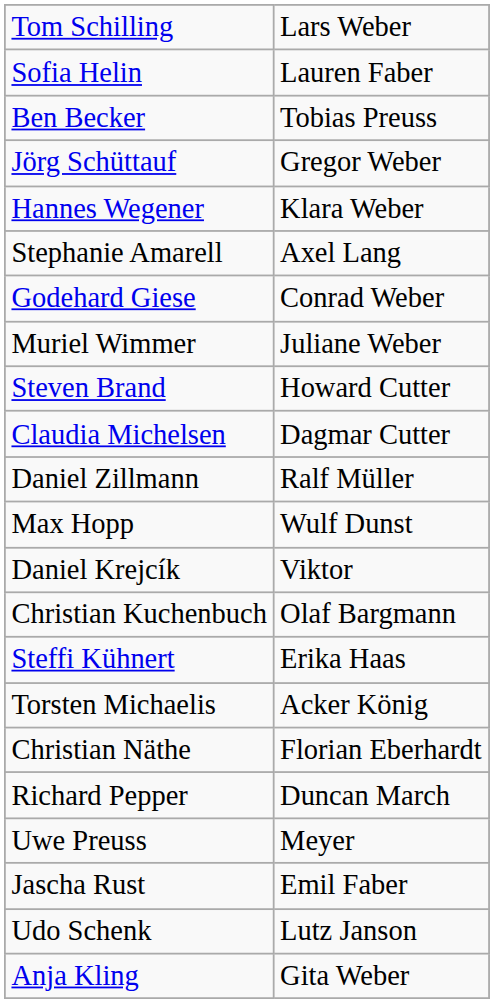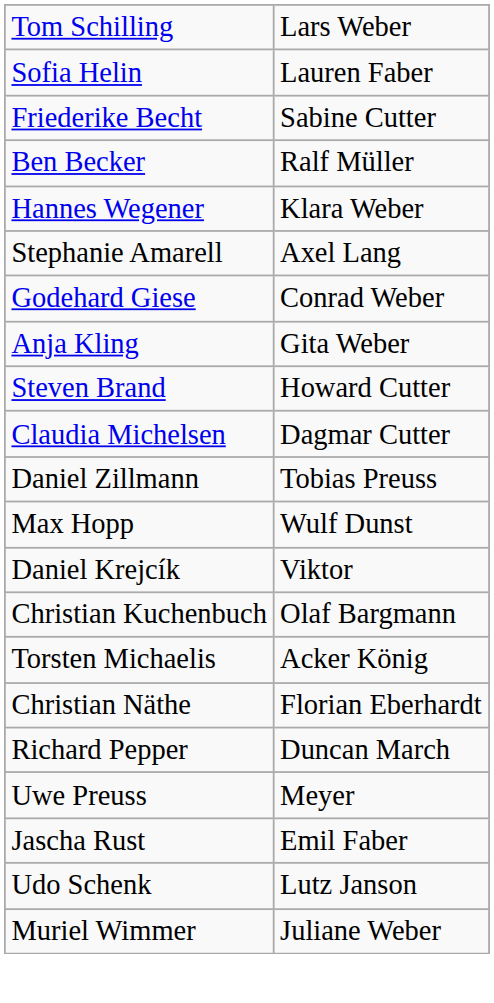+ row: (107, 117)
(359, 117) Tobias Preuss -> (347, 162) Ralf Müller
- row: (94, 162)
rows swapped: (75, 975) <-> (104, 343)
(347, 478) Ralf Müller -> (359, 478) Tobias Preuss
- row: (93, 659)
